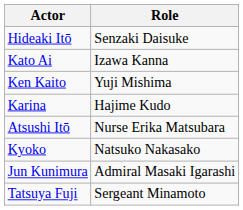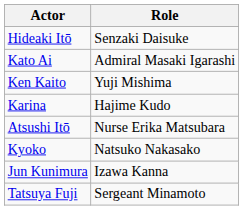(131, 60) Izawa Kanna -> (165, 60) Admiral Masaki Igarashi
(165, 171) Admiral Masaki Igarashi -> (131, 171) Izawa Kanna
